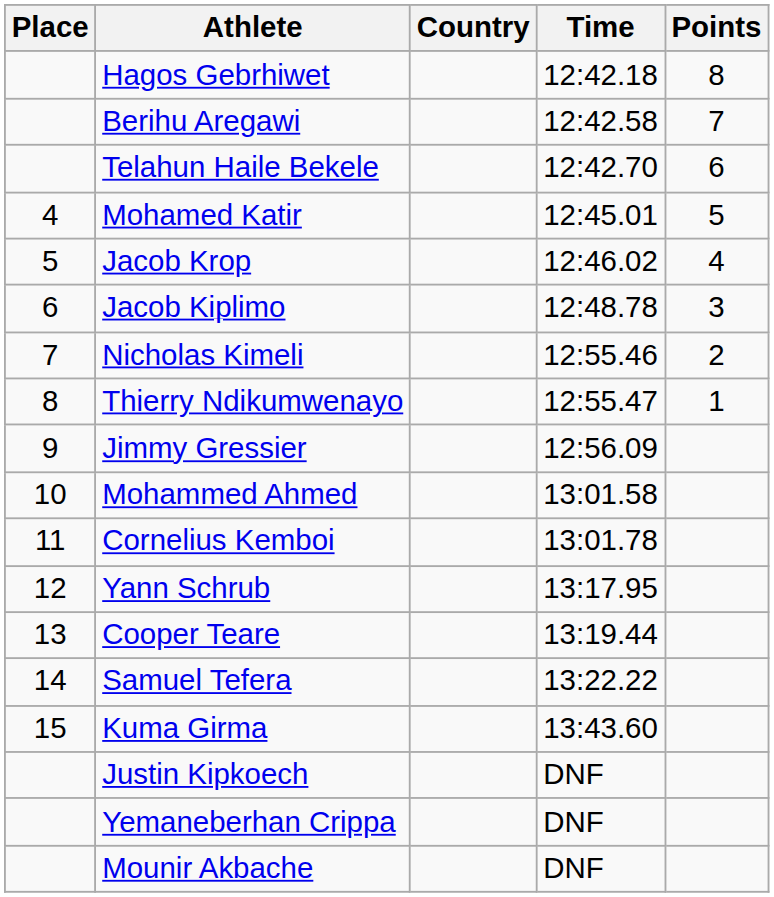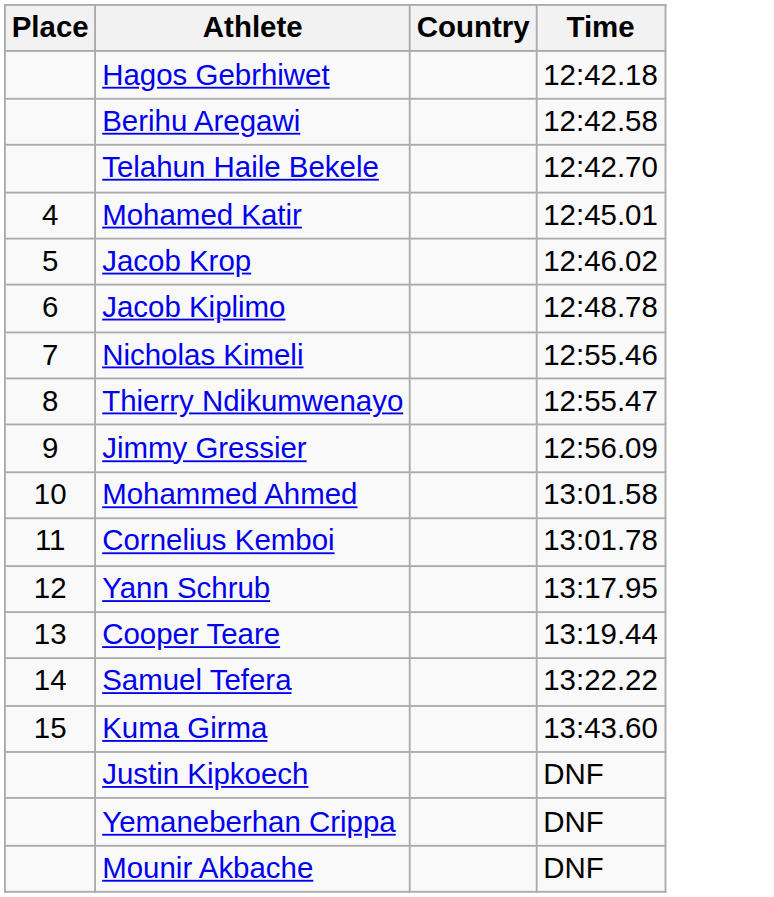- column: (716, 27)
